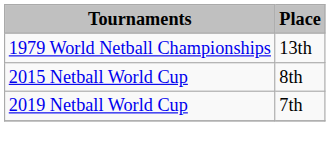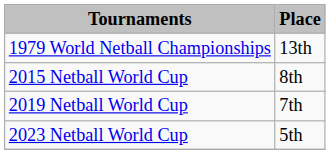+ row: (98, 134)
